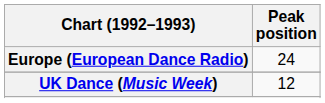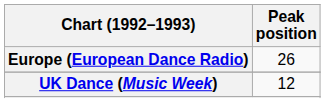(286, 59) 24 -> (286, 59) 26
